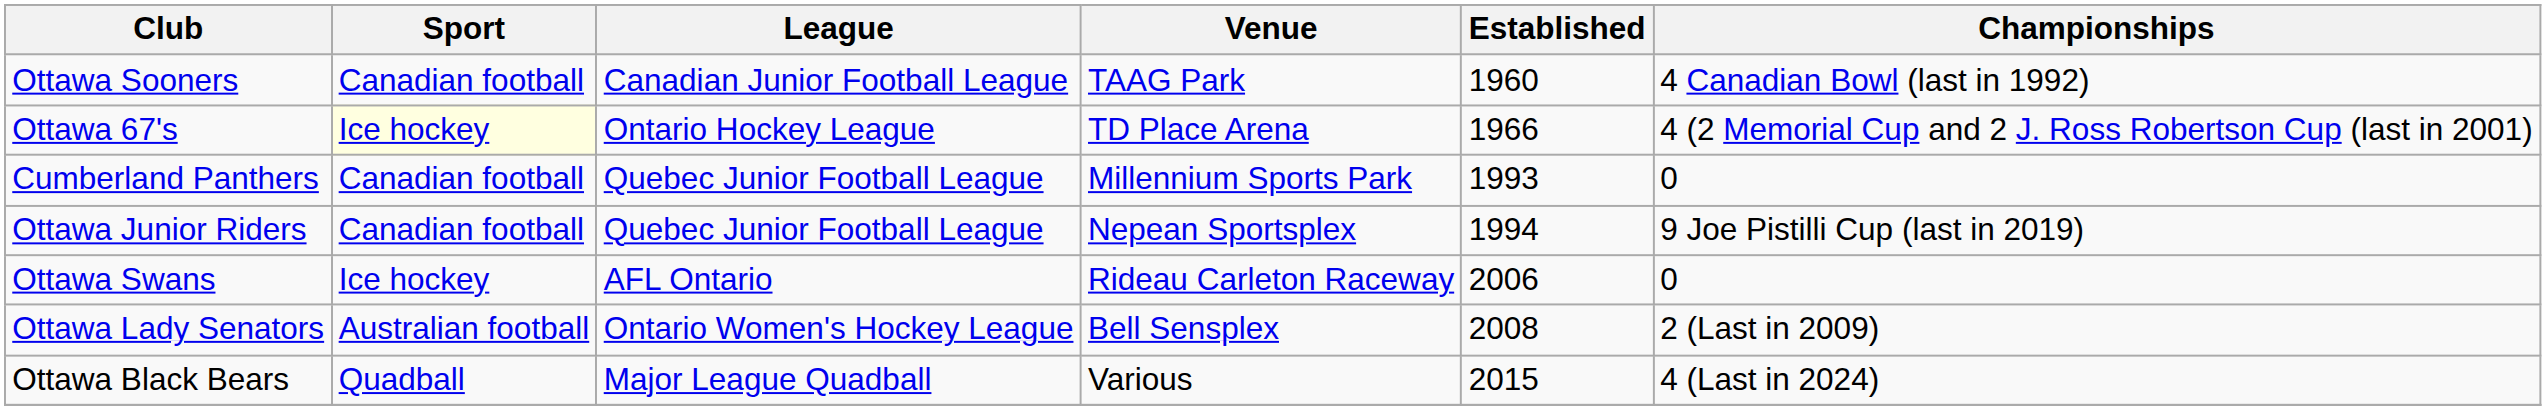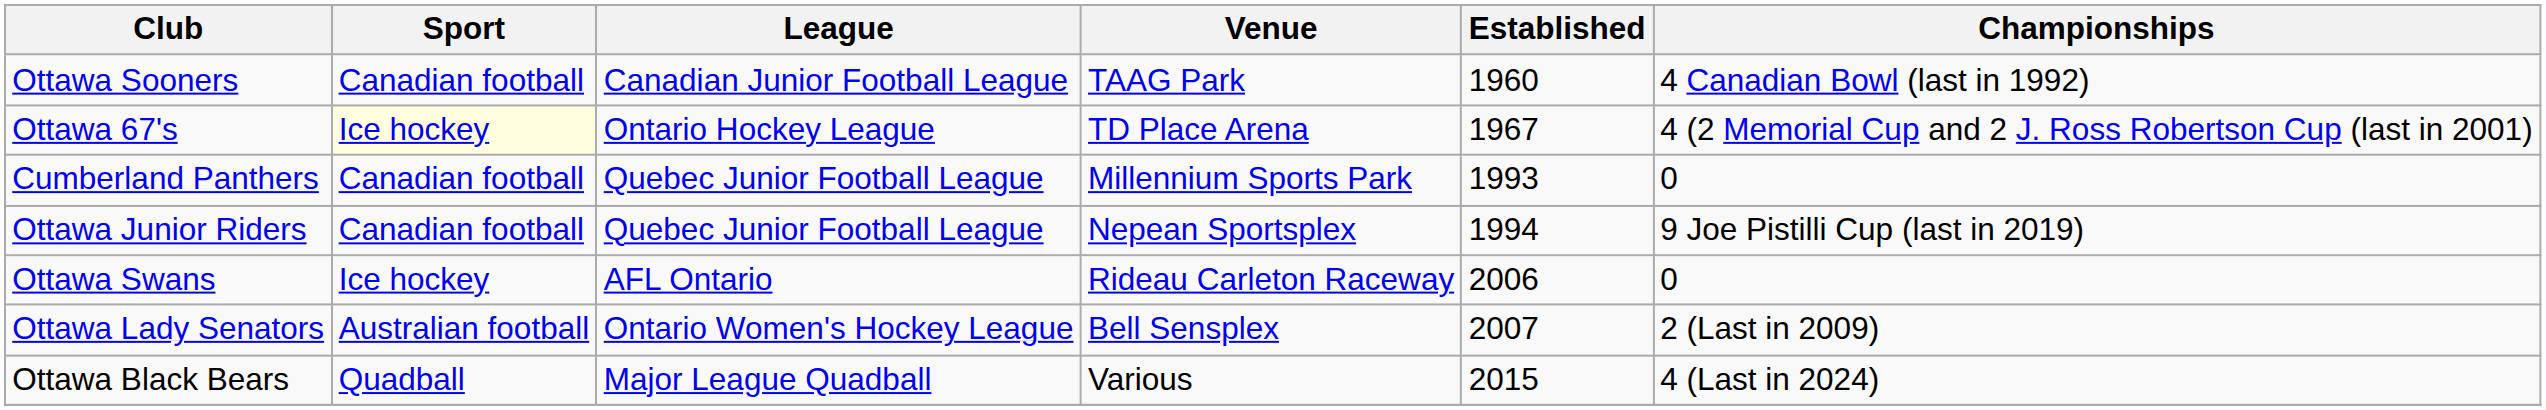(1504, 129) 1966 -> (1504, 129) 1967
(1504, 329) 2008 -> (1504, 329) 2007
